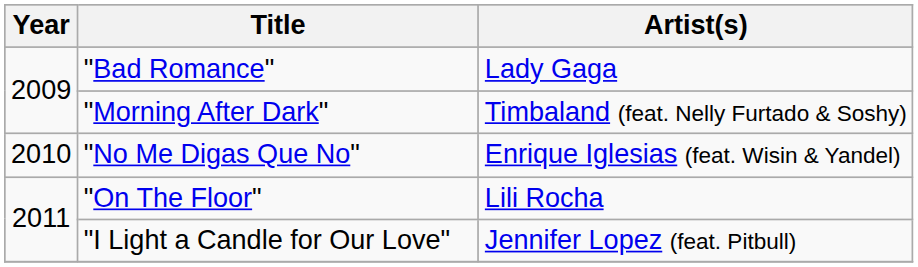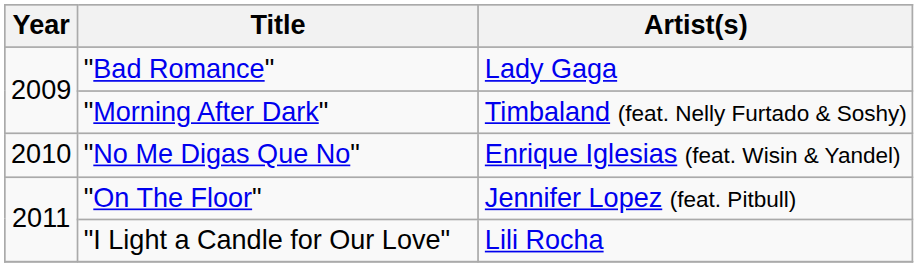(544, 197) Lili Rocha -> (641, 197) Jennifer Lopez (feat. Pitbull)
(641, 240) Jennifer Lopez (feat. Pitbull) -> (544, 240) Lili Rocha
